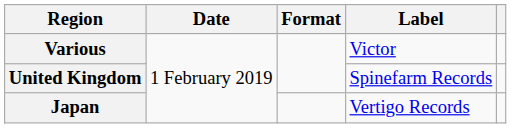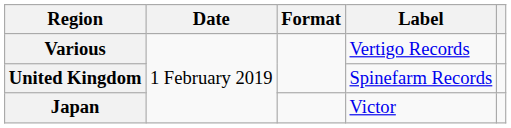(373, 48) Victor -> (410, 48) Vertigo Records
(410, 107) Vertigo Records -> (373, 107) Victor
